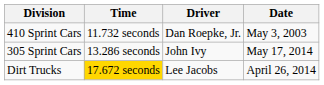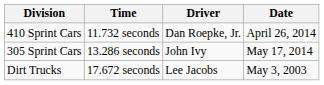(277, 32) May 3, 2003 -> (281, 32) April 26, 2014
(123, 70) gold background -> (123, 70) no background
(281, 70) April 26, 2014 -> (277, 70) May 3, 2003
